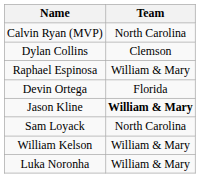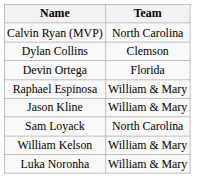rows swapped: (55, 88) <-> (55, 70)
(150, 107) bold -> (148, 107) normal
